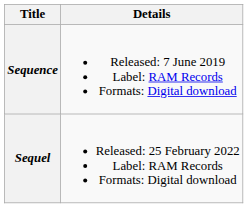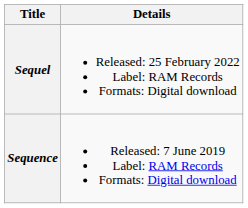rows swapped: (33, 69) <-> (33, 158)
